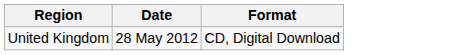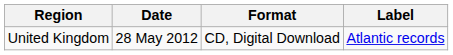+ column: (395, 15)
